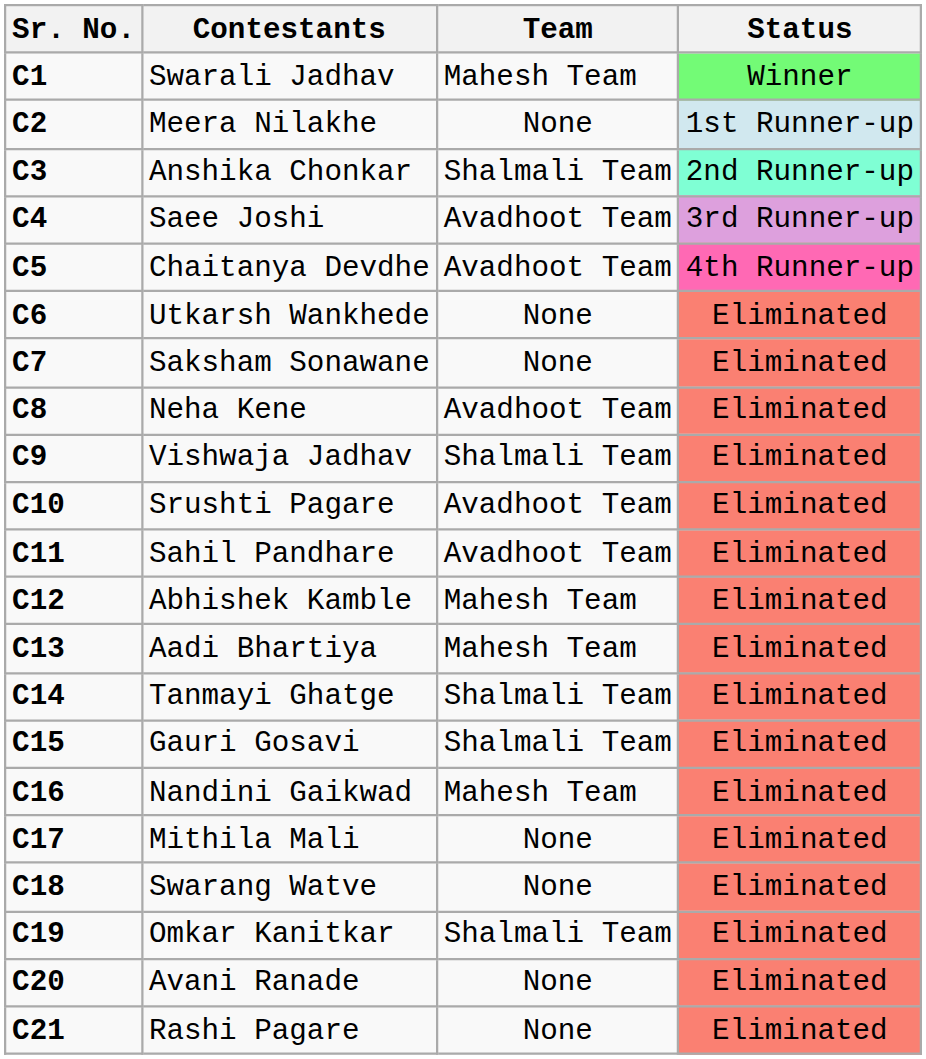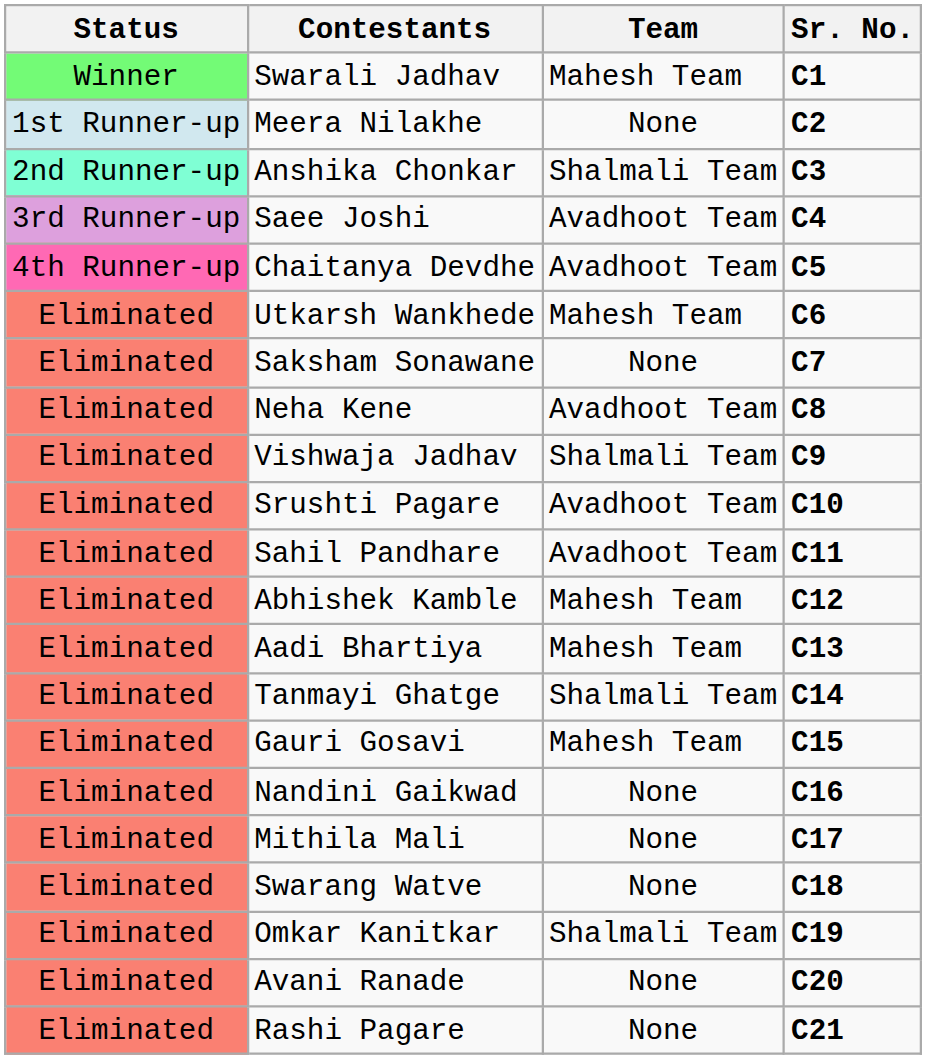columns swapped: (74, 29) <-> (800, 29)
(558, 315) None -> (646, 315) Mahesh Team
(558, 744) Shalmali Team -> (646, 744) Mahesh Team
(540, 792) Mahesh Team -> (663, 792) None
